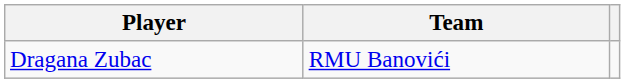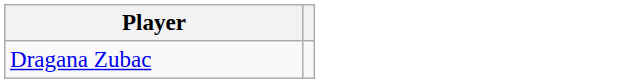- column: (456, 22)
